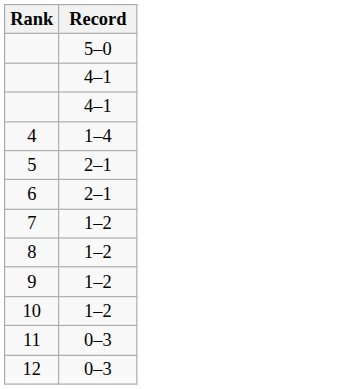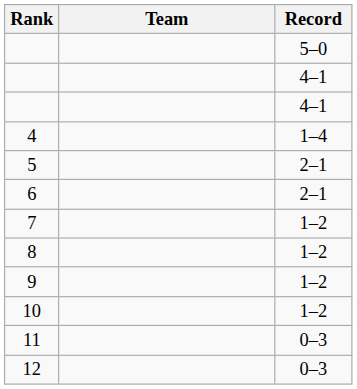+ column: (167, 19)
